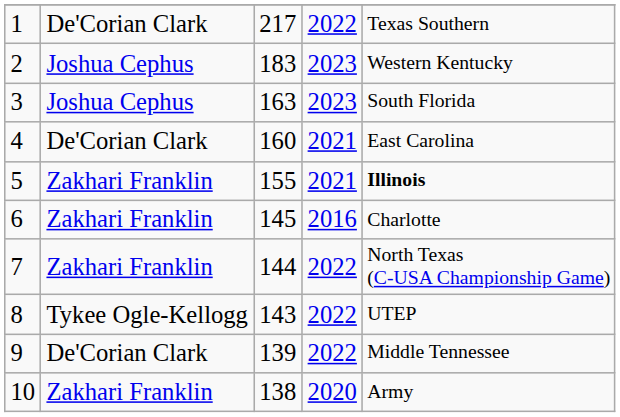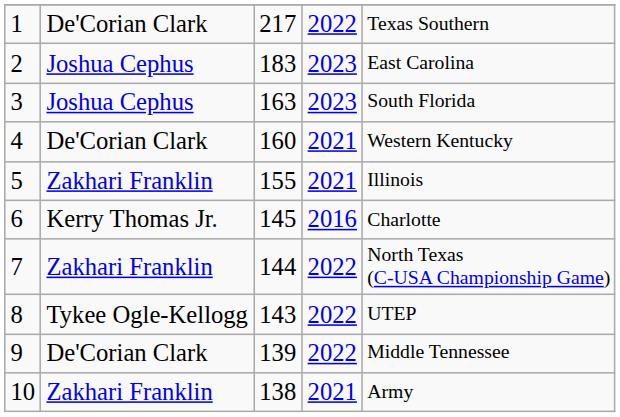(440, 63) Western Kentucky -> (421, 63) East Carolina
(421, 141) East Carolina -> (440, 141) Western Kentucky
(396, 180) bold -> (395, 180) normal
(130, 219) Zakhari Franklin -> (132, 219) Kerry Thomas Jr.
(332, 392) 2020 -> (332, 392) 2021
